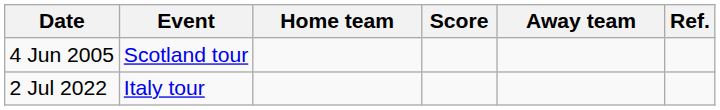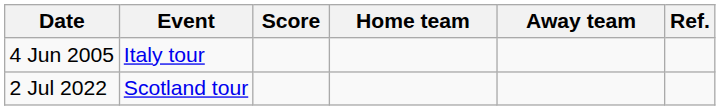columns swapped: (337, 21) <-> (459, 21)
(186, 54) Scotland tour -> (164, 54) Italy tour
(164, 88) Italy tour -> (186, 88) Scotland tour
